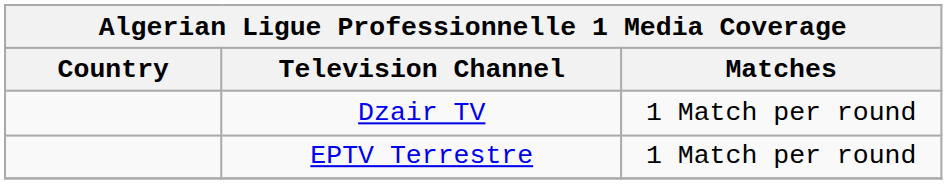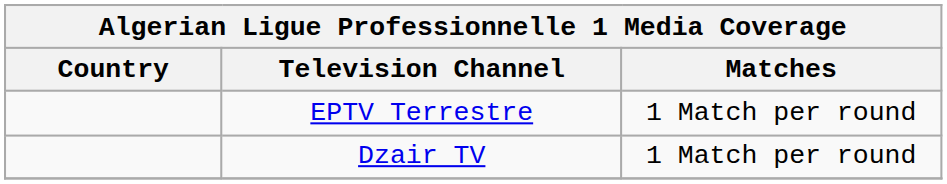rows swapped: (422, 156) <-> (422, 113)
